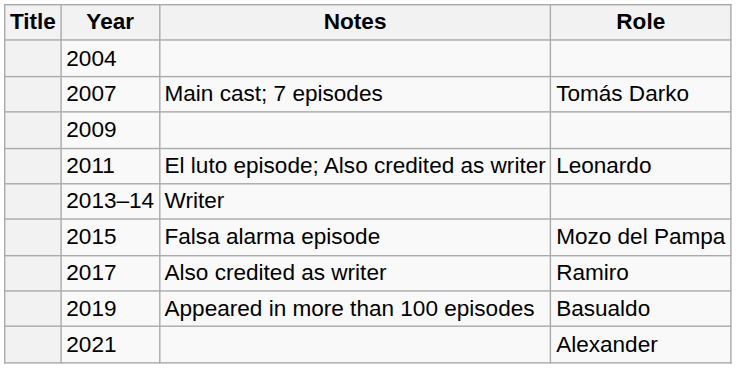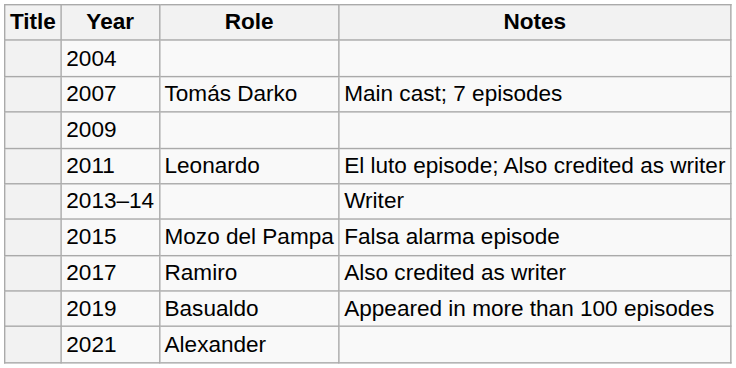columns swapped: (641, 22) <-> (355, 22)
